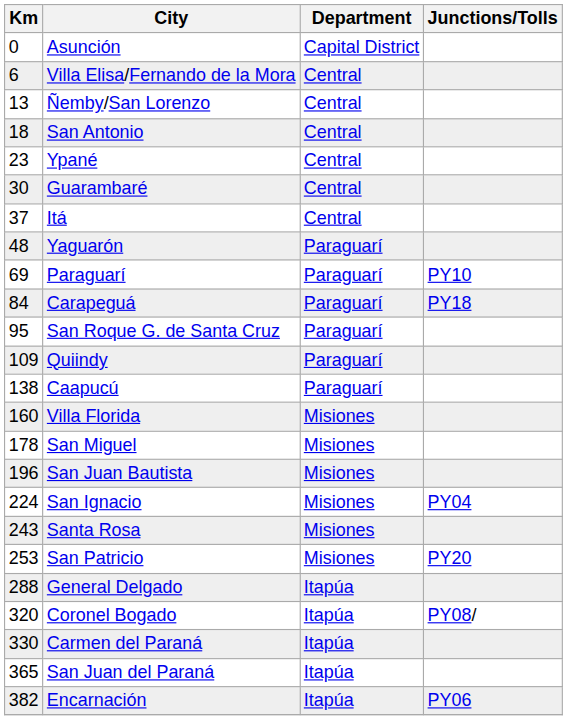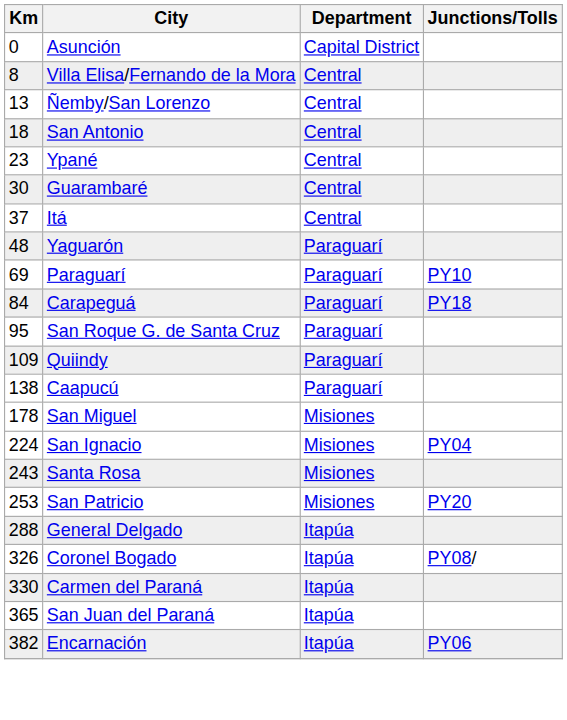(14, 75) 6 -> (14, 75) 8
- row: (94, 416)
- row: (120, 473)
(24, 615) 320 -> (24, 558) 326
